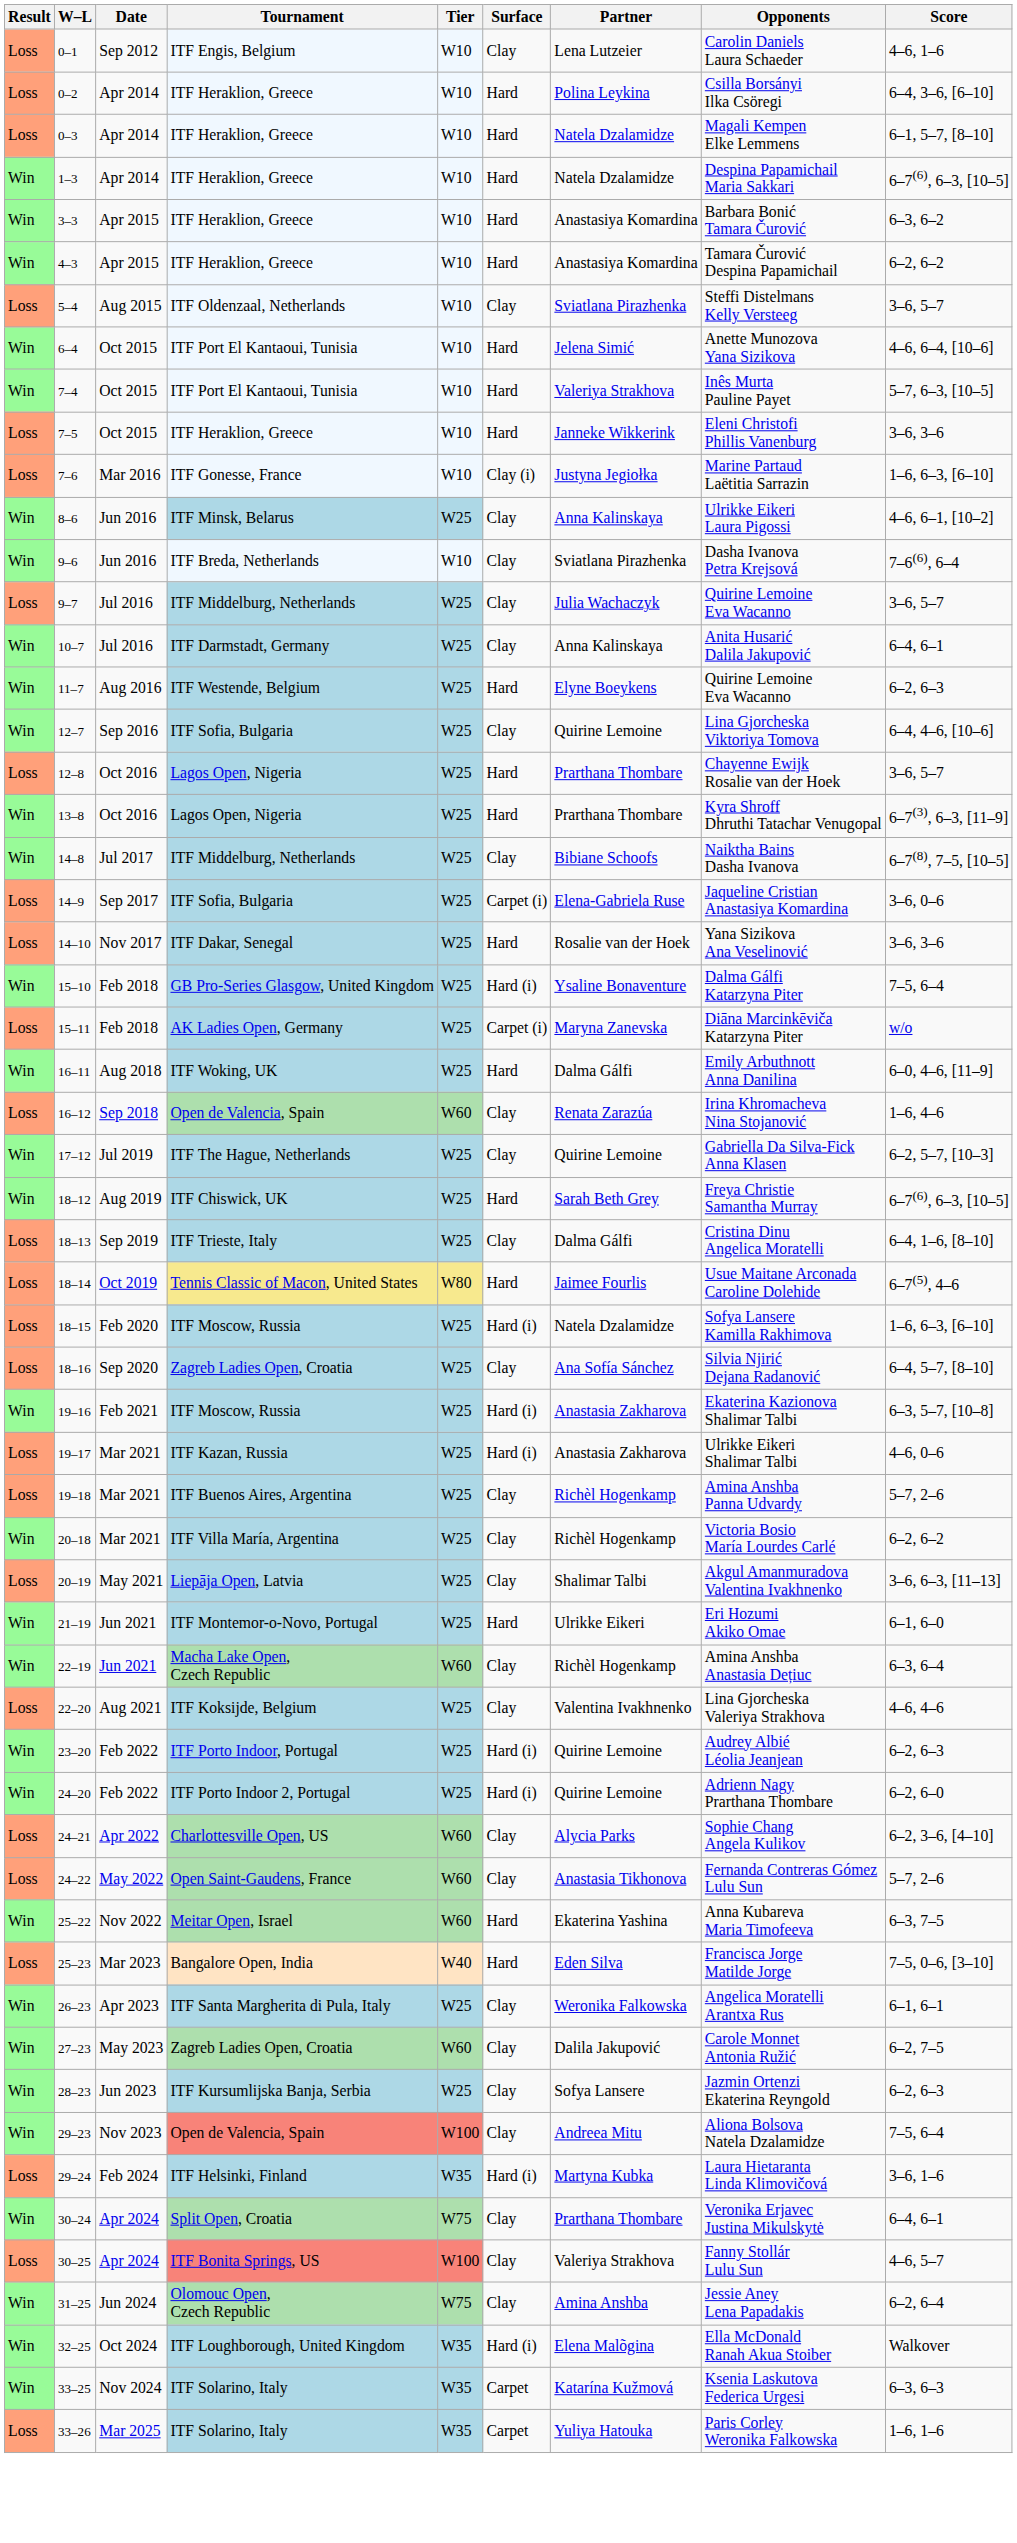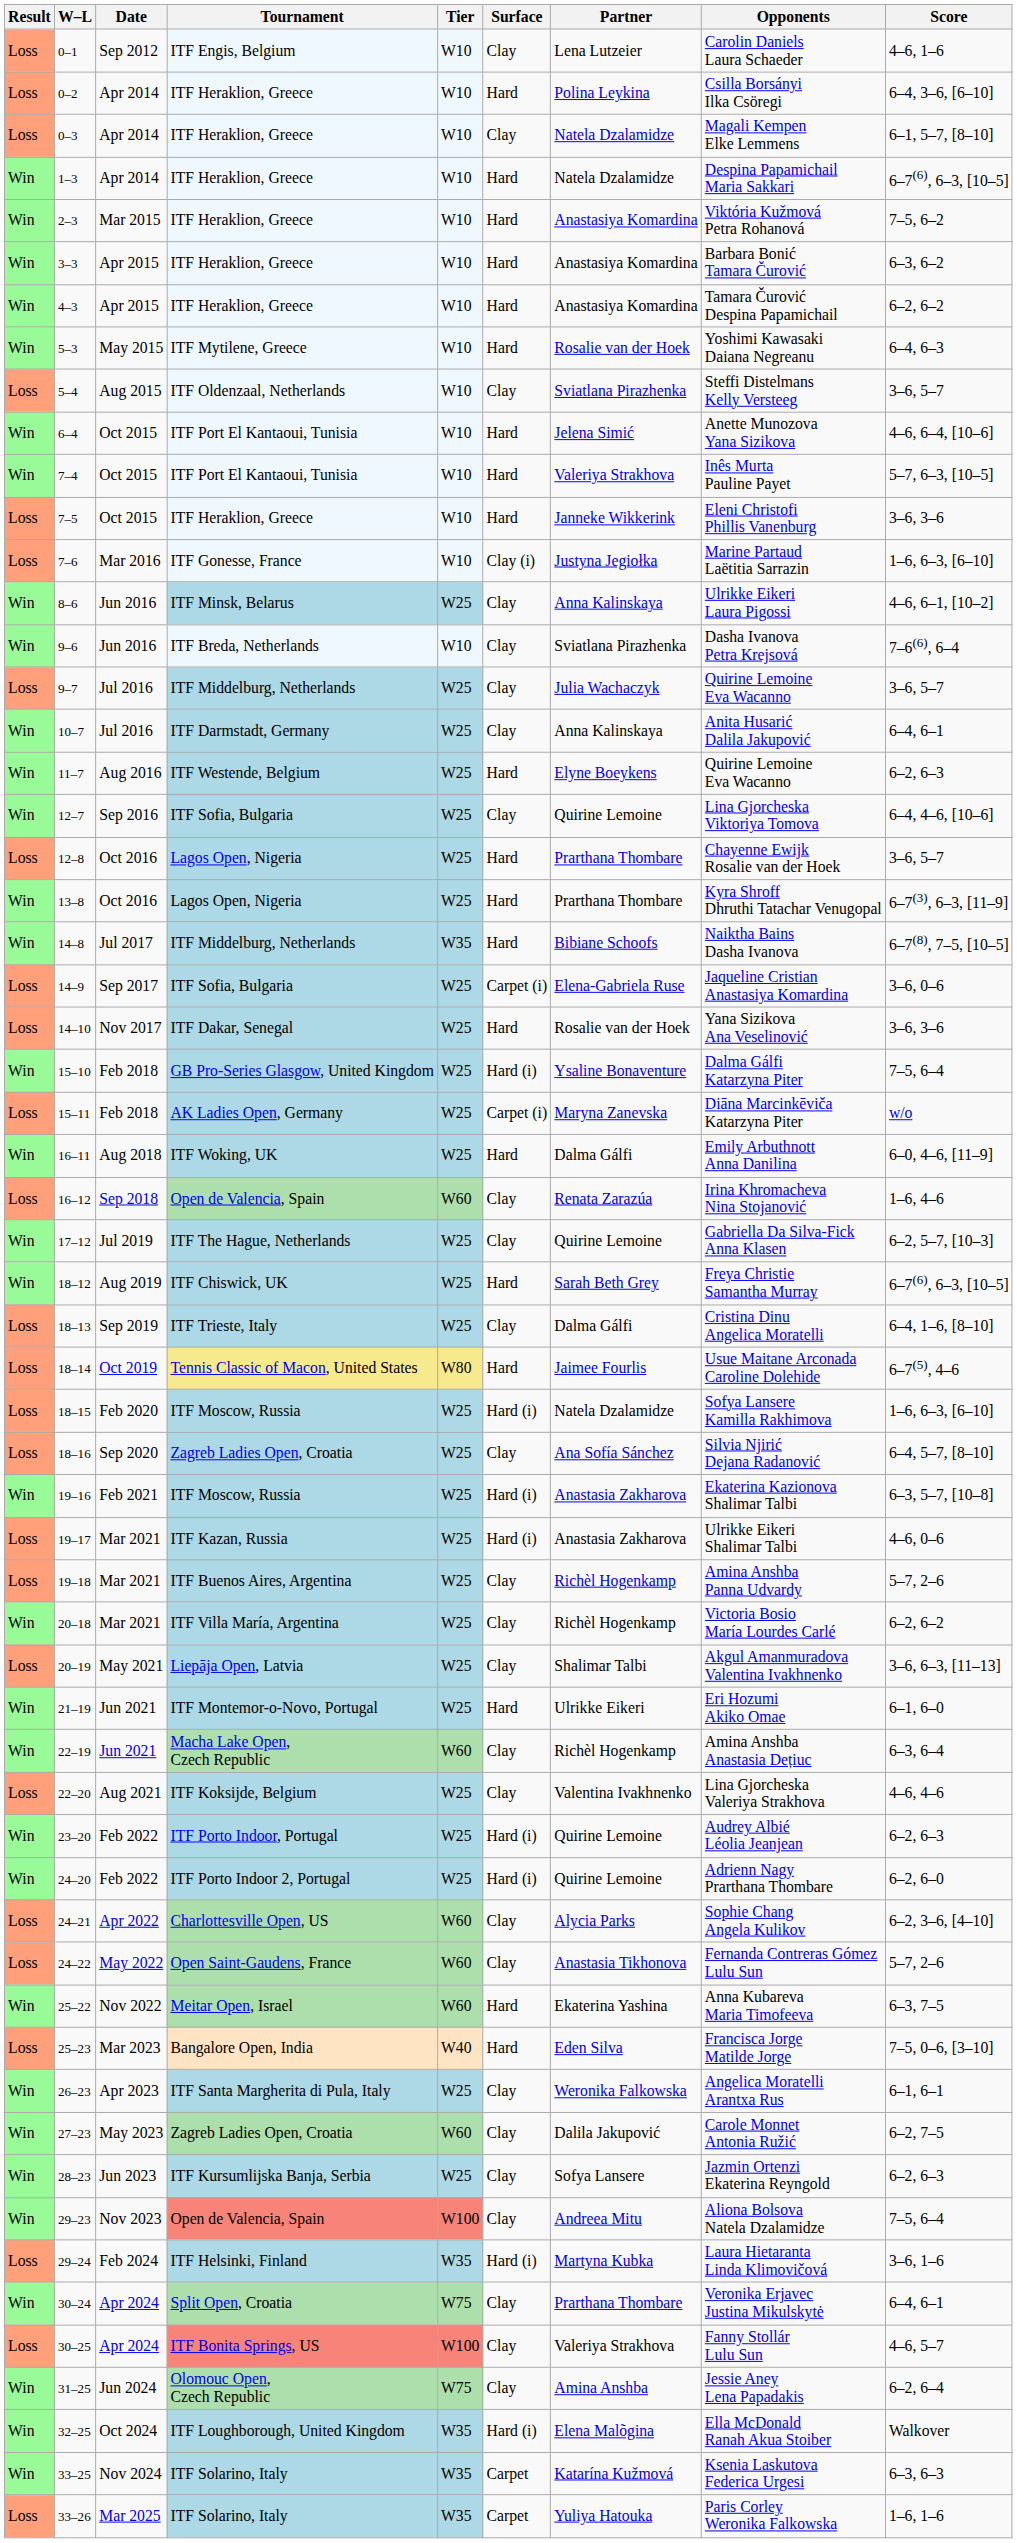(502, 135) Hard -> (501, 135) Clay
+ row: (68, 221)
+ row: (68, 349)
(456, 858) W25 -> (456, 943) W35
(501, 858) Clay -> (502, 943) Hard
